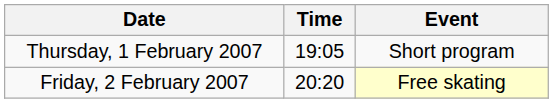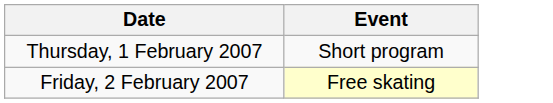- column: (320, 20)
